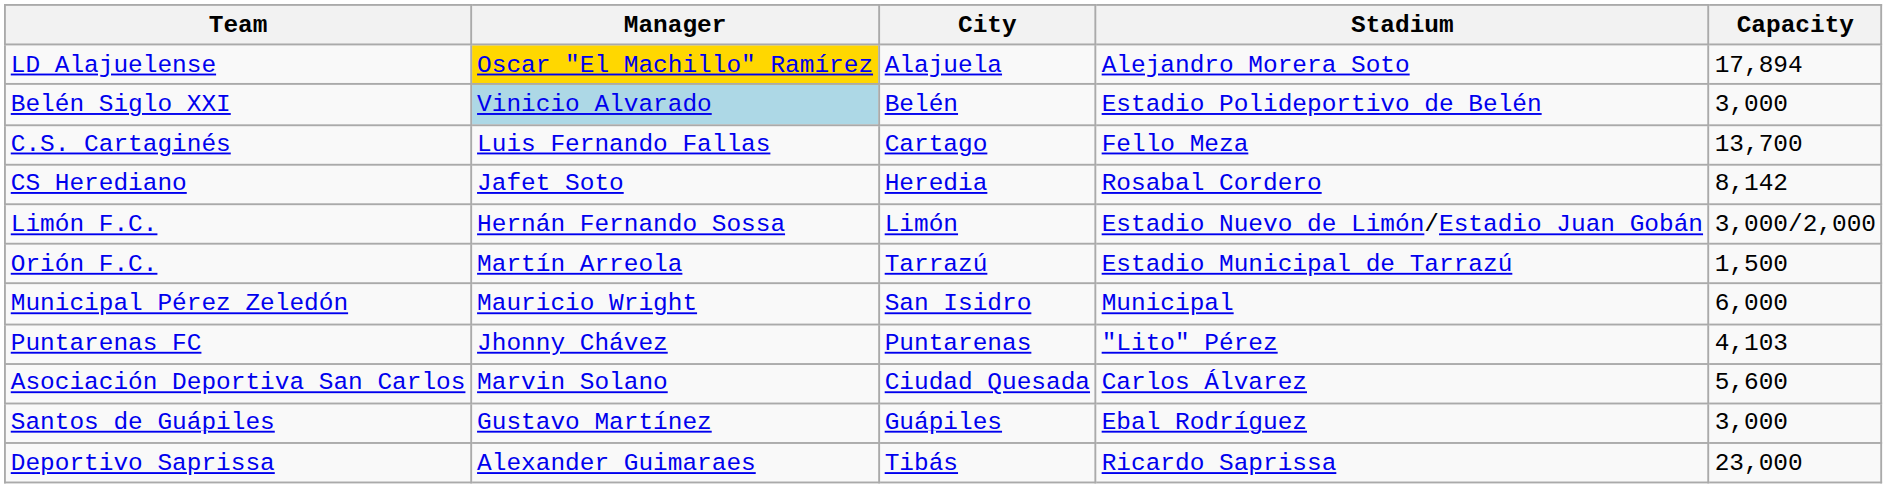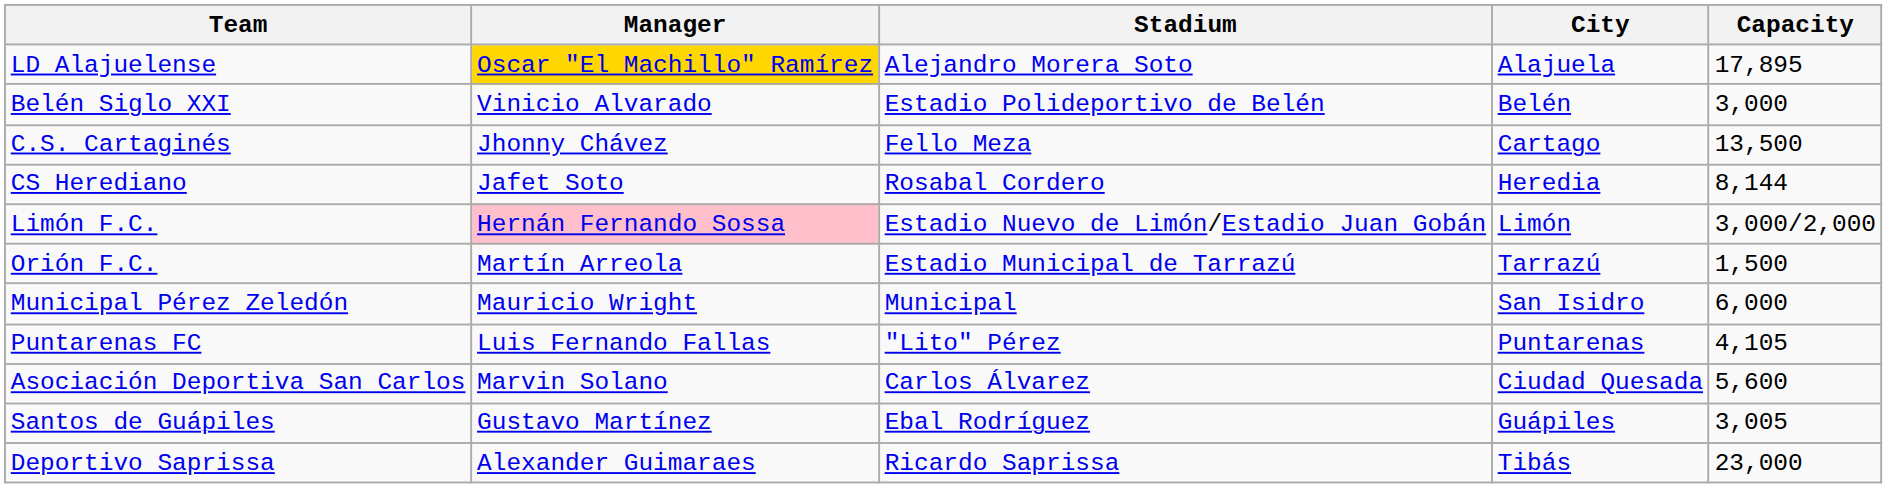columns swapped: (987, 25) <-> (1402, 25)
(1759, 65) 17,894 -> (1759, 65) 17,895
(594, 105) lightblue background -> (594, 105) no background
(624, 144) Luis Fernando Fallas -> (572, 144) Jhonny Chávez
(1759, 144) 13,700 -> (1759, 144) 13,500
(1751, 184) 8,142 -> (1751, 184) 8,144
(631, 224) no background -> (631, 224) pink background
(572, 344) Jhonny Chávez -> (624, 344) Luis Fernando Fallas
(1751, 344) 4,103 -> (1751, 344) 4,105
(1751, 423) 3,000 -> (1751, 423) 3,005
